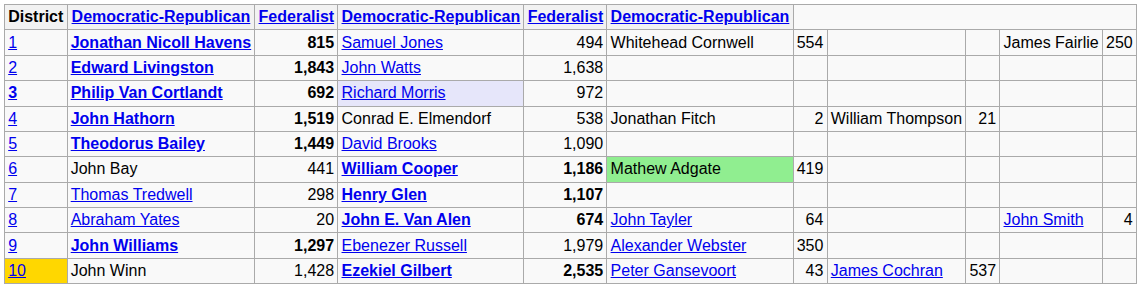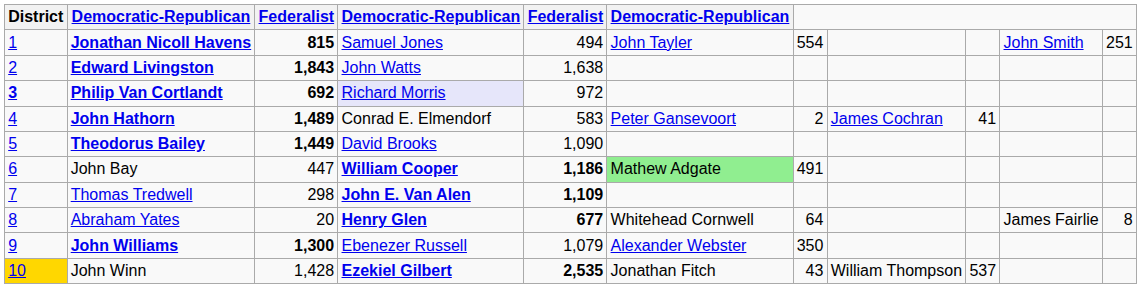(682, 42) Whitehead Cornwell -> (651, 42) John Tayler
(1051, 42) James Fairlie -> (1044, 42) John Smith
(1119, 42) 250 -> (1119, 42) 251
(314, 118) 1,519 -> (314, 118) 1,489
(590, 118) 538 -> (590, 118) 583
(663, 118) Jonathan Fitch -> (673, 118) Peter Gansevoort
(896, 118) William Thompson -> (887, 118) James Cochran
(987, 118) 21 -> (987, 118) 41
(321, 169) 441 -> (321, 169) 447
(810, 169) 419 -> (810, 169) 491
(384, 194) Henry Glen -> (406, 194) John E. Van Alen
(583, 194) 1,107 -> (583, 194) 1,109
(406, 220) John E. Van Alen -> (384, 220) Henry Glen
(590, 220) 674 -> (590, 220) 677
(651, 220) John Tayler -> (682, 220) Whitehead Cornwell
(1044, 220) John Smith -> (1051, 220) James Fairlie
(1128, 220) 4 -> (1128, 220) 8
(314, 245) 1,297 -> (314, 245) 1,300
(583, 245) 1,979 -> (583, 245) 1,079
(673, 270) Peter Gansevoort -> (663, 270) Jonathan Fitch
(887, 270) James Cochran -> (896, 270) William Thompson
